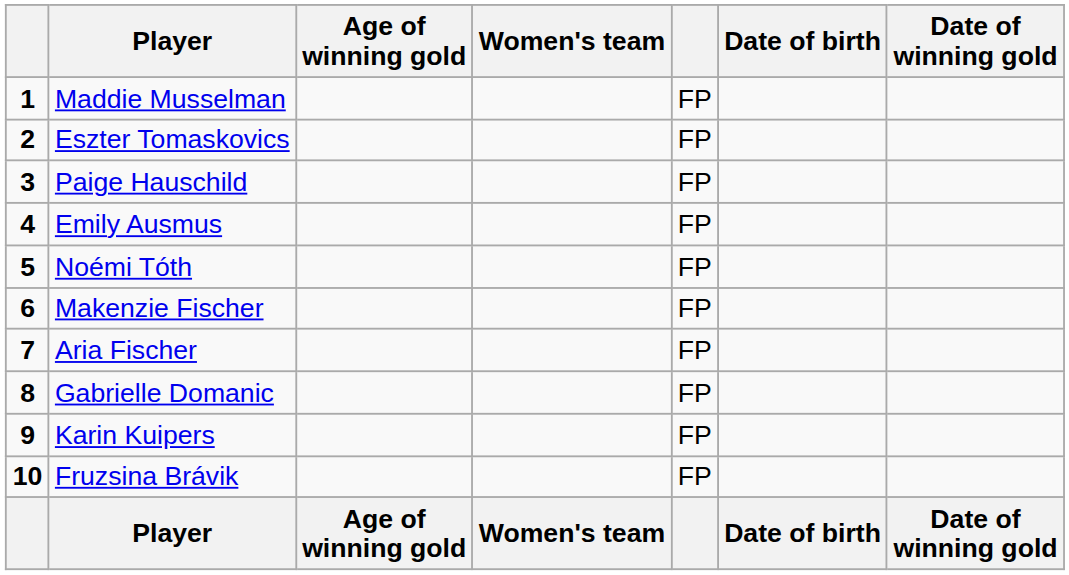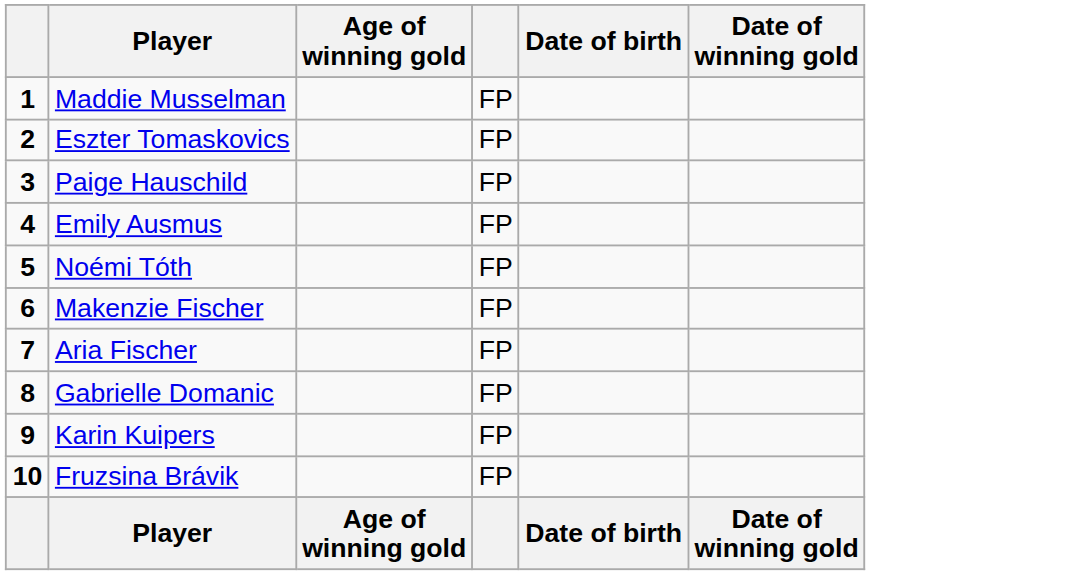- column: (572, 41)
